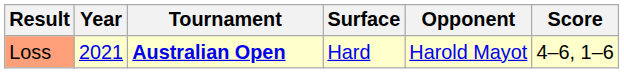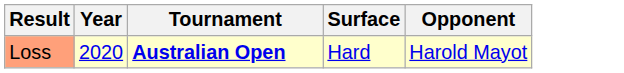- column: (575, 20)
(101, 51) 2021 -> (101, 51) 2020
